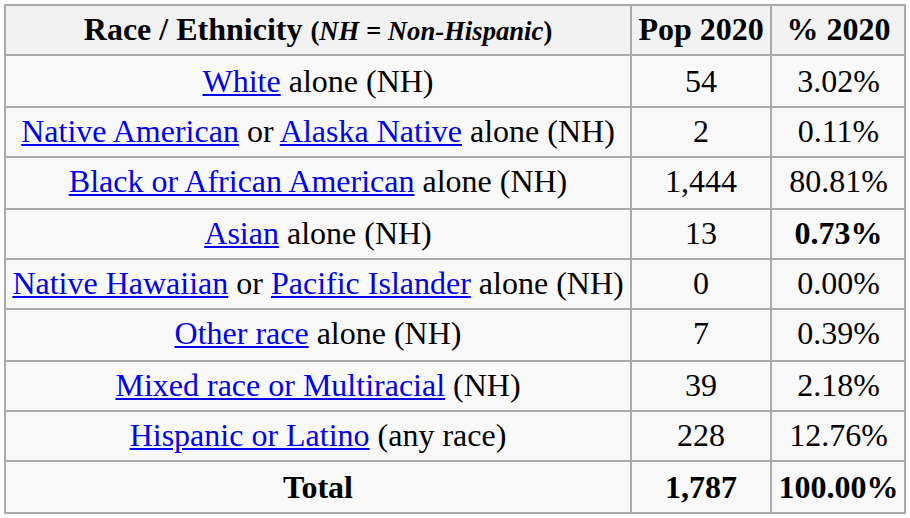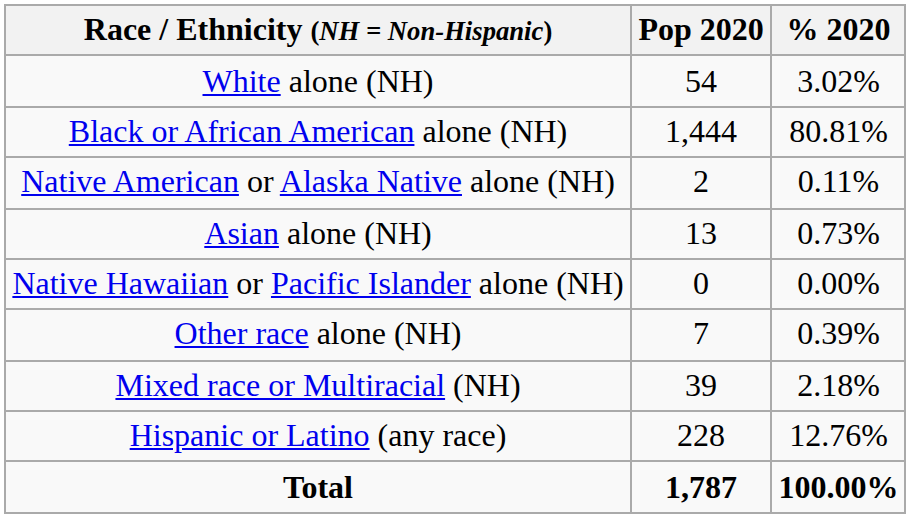rows swapped: (318, 182) <-> (318, 131)
(839, 232) bold -> (839, 232) normal
